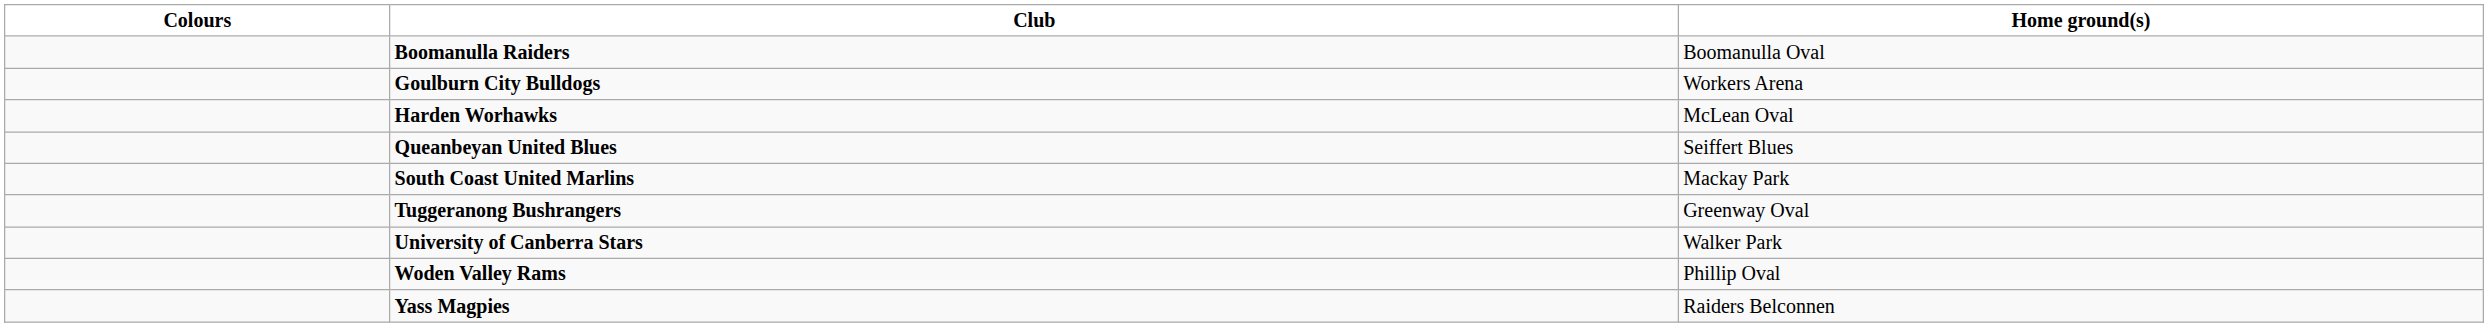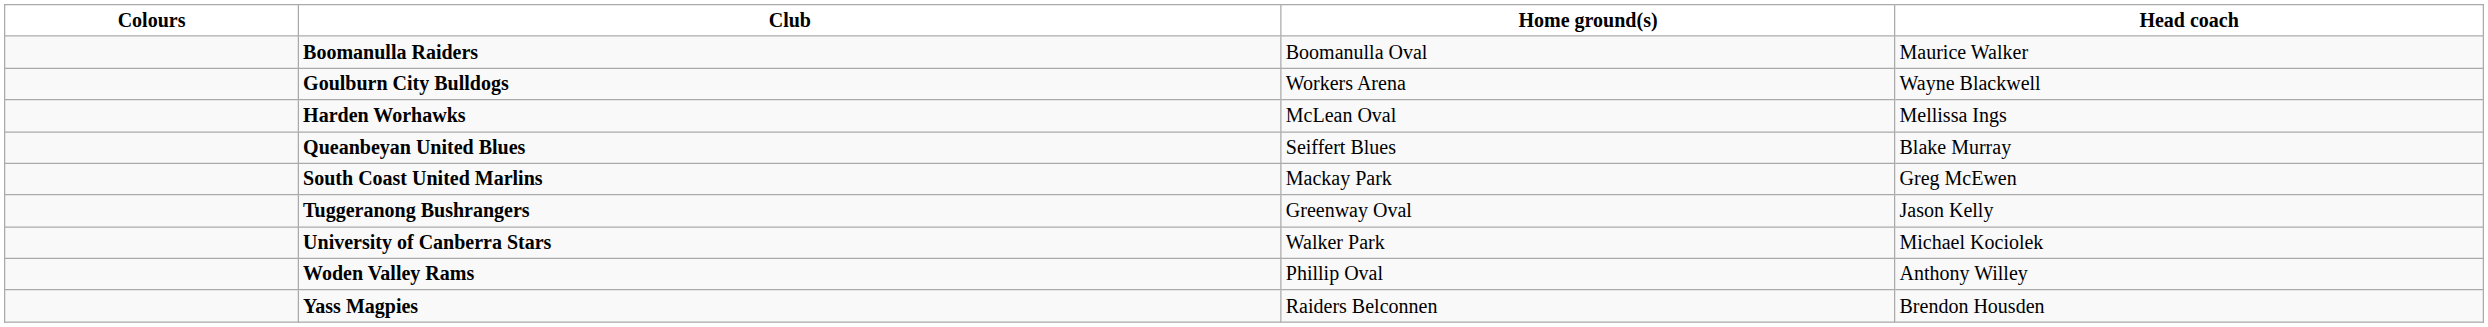+ column: (2189, 20)
